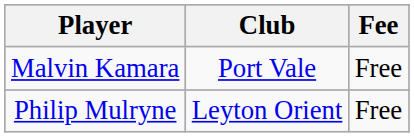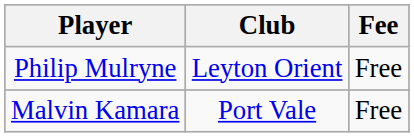rows swapped: (95, 68) <-> (95, 110)
